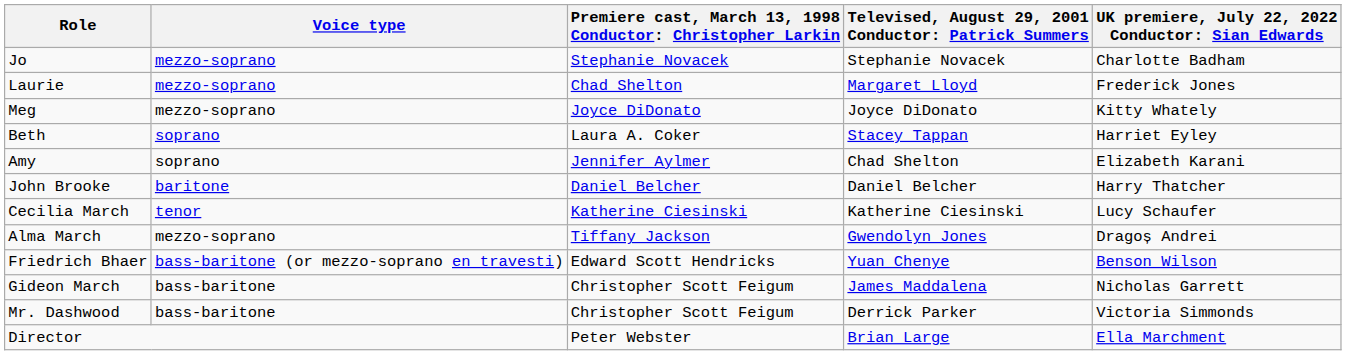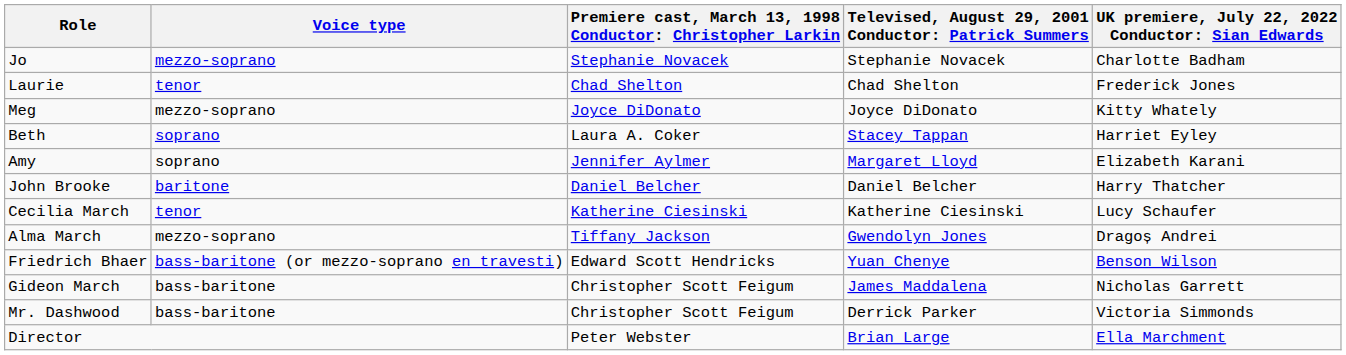(215, 85) mezzo-soprano -> (178, 85) tenor
(912, 85) Margaret Lloyd -> (903, 85) Chad Shelton
(903, 161) Chad Shelton -> (912, 161) Margaret Lloyd
